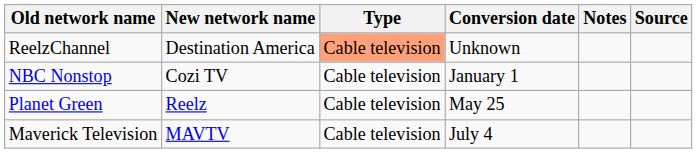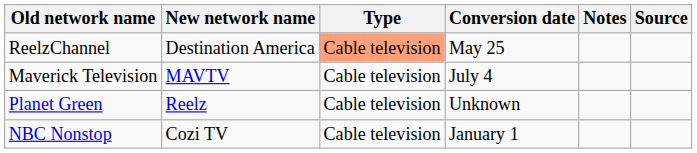(485, 47) Unknown -> (477, 47) May 25
rows swapped: (60, 76) <-> (83, 133)
(477, 104) May 25 -> (485, 104) Unknown
